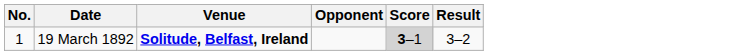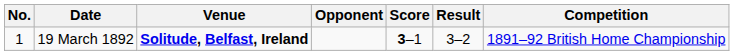+ column: (606, 15)
(410, 38) lightgrey background -> (410, 38) no background
